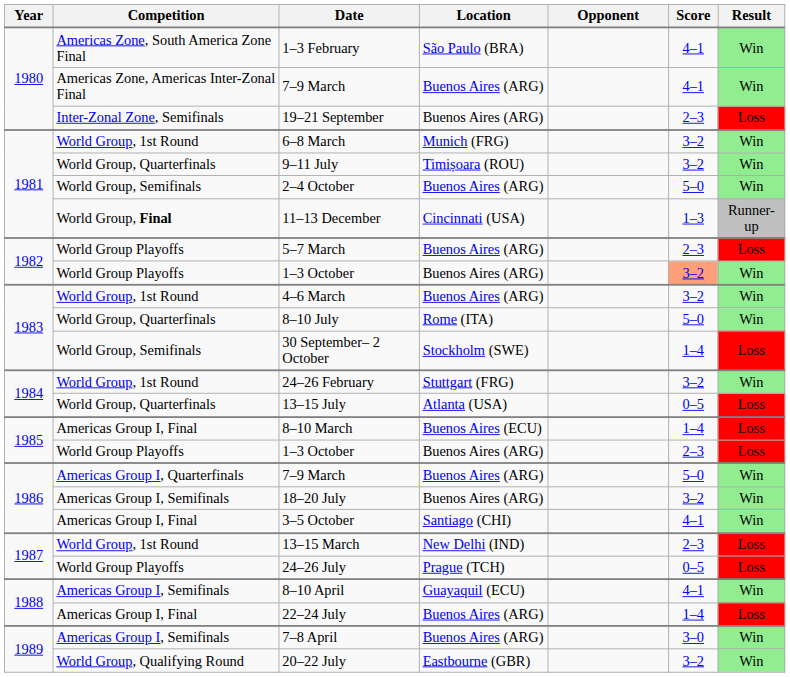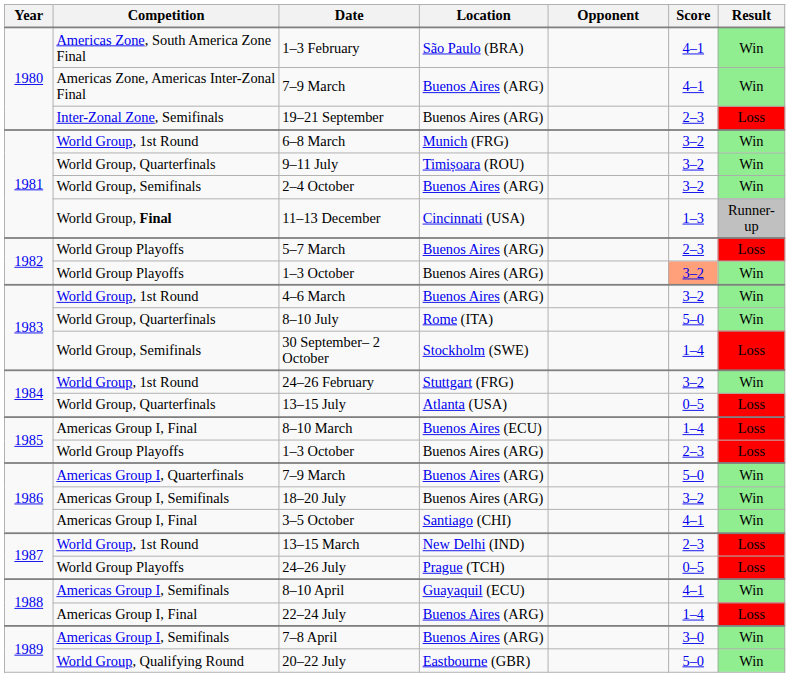(693, 187) 5–0 -> (693, 187) 3–2
(693, 660) 3–2 -> (693, 660) 5–0
